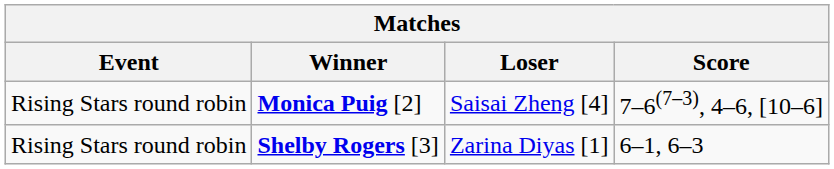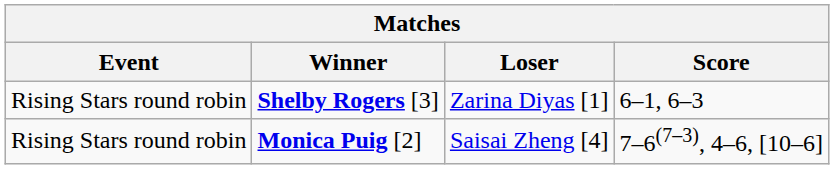rows swapped: (348, 144) <-> (340, 102)
